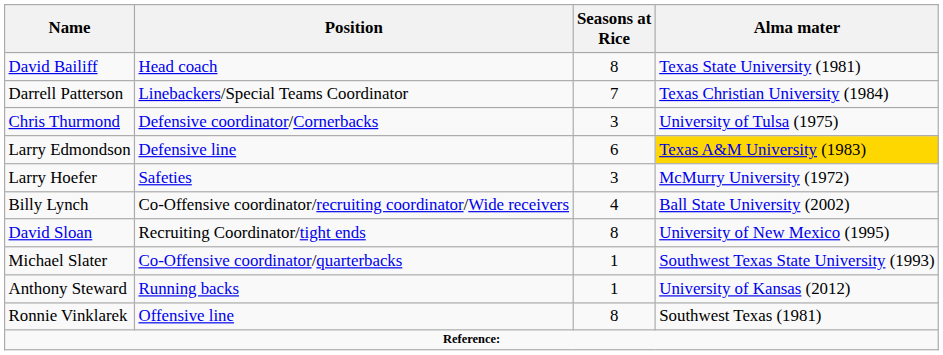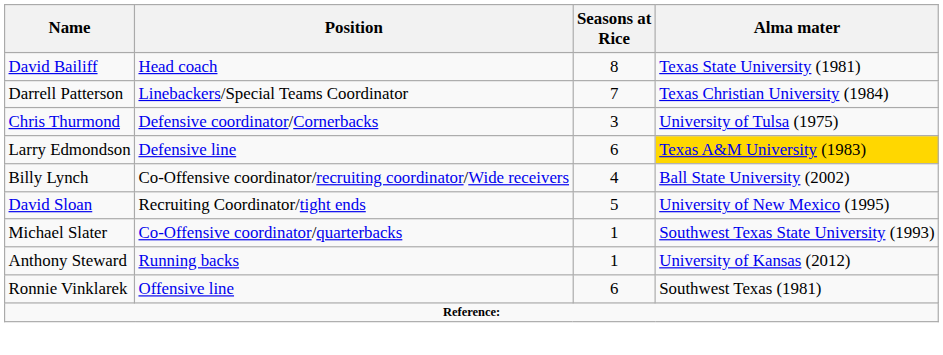- row: (53, 177)
(614, 233) 8 -> (614, 205) 5
(614, 316) 8 -> (614, 288) 6
